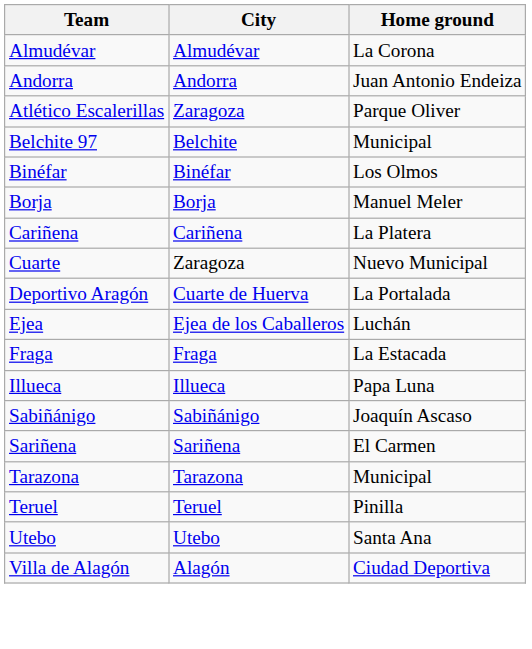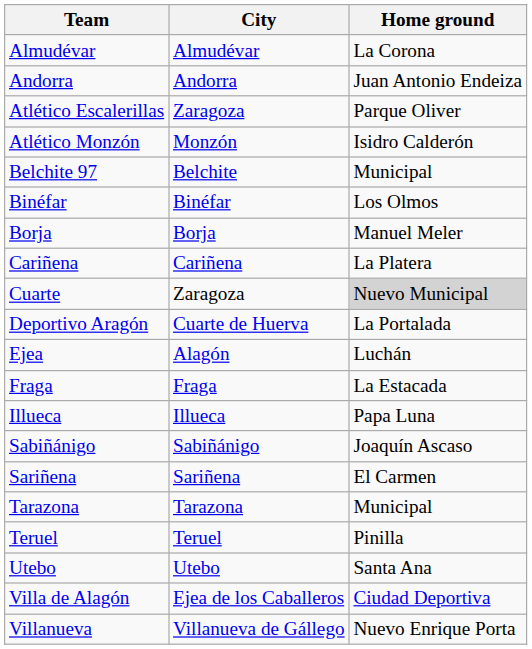+ row: (74, 141)
(420, 263) no background -> (421, 293) lightgrey background
(259, 324) Ejea de los Caballeros -> (201, 354) Alagón
(201, 567) Alagón -> (259, 598) Ejea de los Caballeros
+ row: (51, 628)
